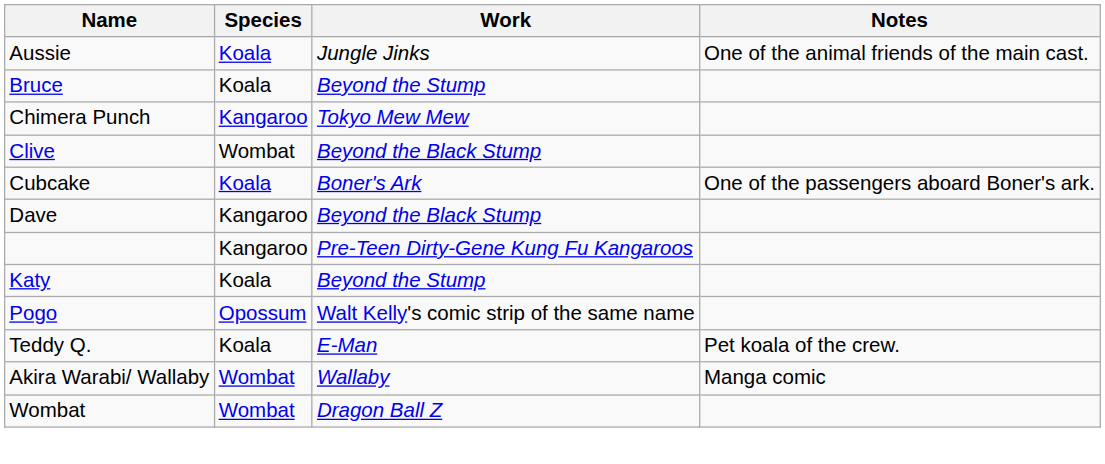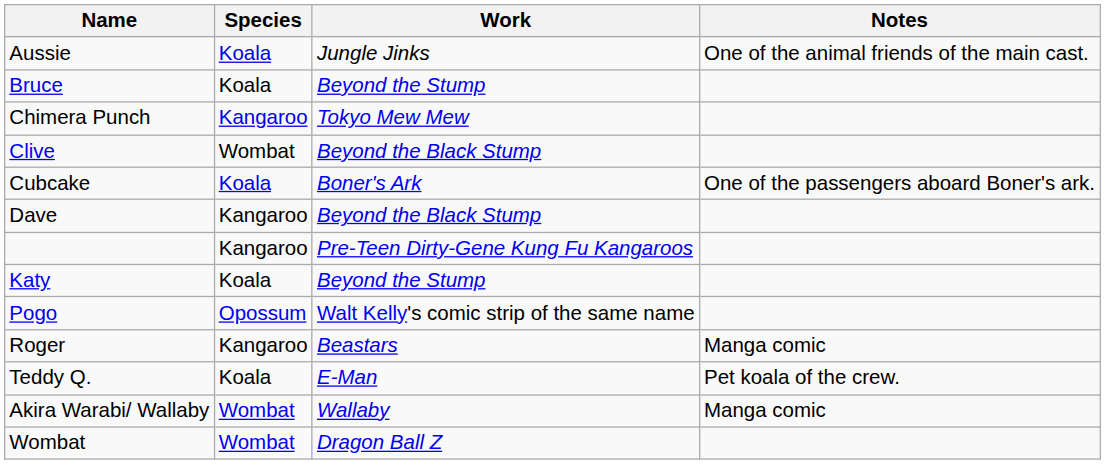+ row: (37, 345)
